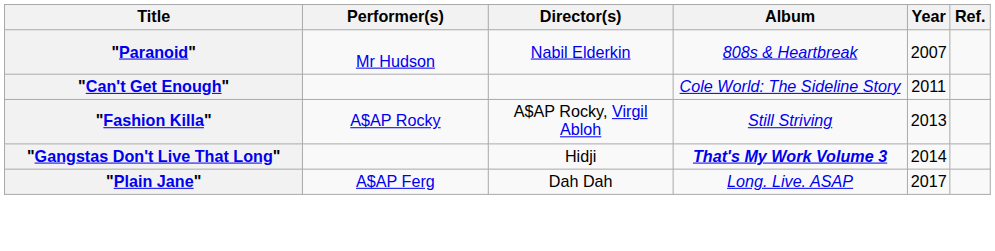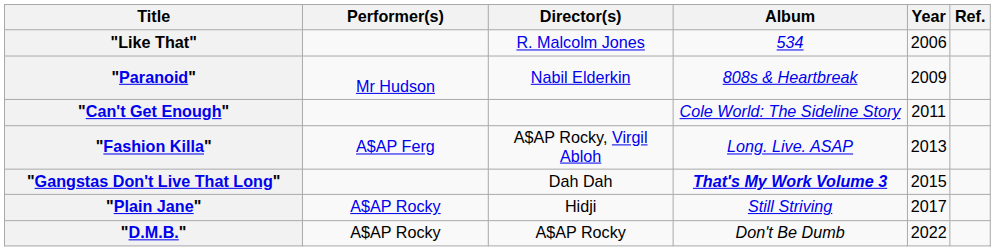+ row: (154, 42)
(929, 52) 2007 -> (929, 77) 2009
(395, 121) A$AP Rocky -> (395, 147) A$AP Ferg
(790, 121) Still Striving -> (790, 147) Long. Live. ASAP
(581, 156) Hidji -> (581, 181) Dah Dah
(929, 156) 2014 -> (929, 181) 2015
(395, 181) A$AP Ferg -> (395, 207) A$AP Rocky
(581, 181) Dah Dah -> (581, 207) Hidji
(790, 181) Long. Live. ASAP -> (790, 207) Still Striving
+ row: (154, 233)
